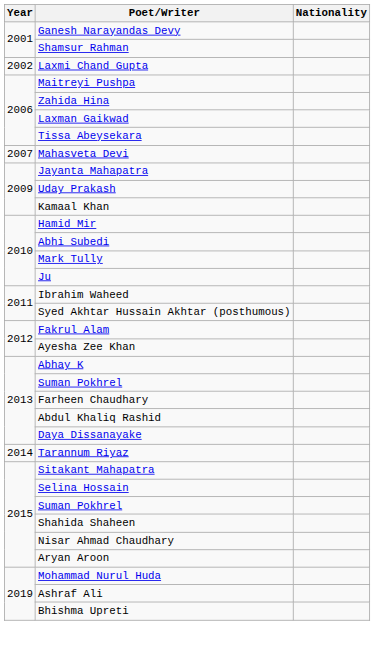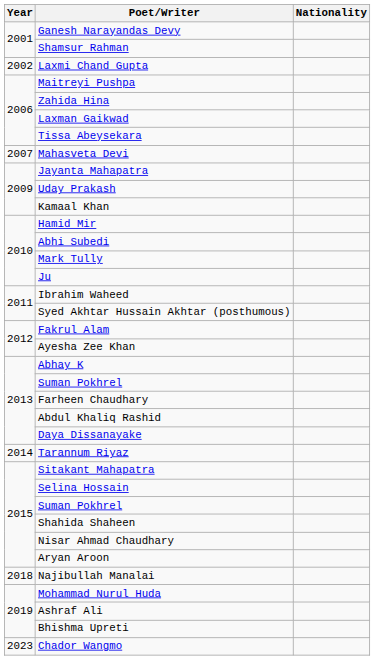+ row: (20, 576)
+ row: (20, 646)
